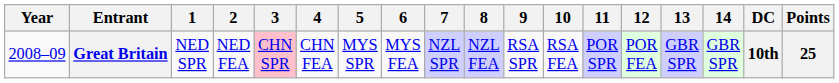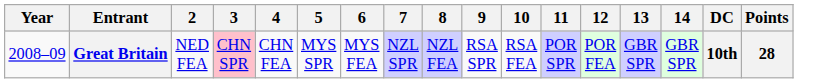- column: (192, 17)
(808, 54) 25 -> (767, 54) 28
